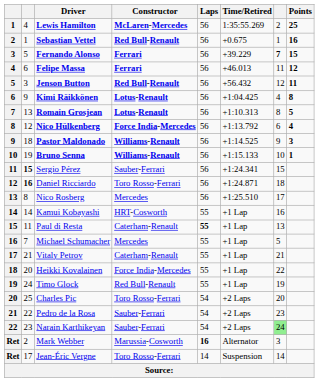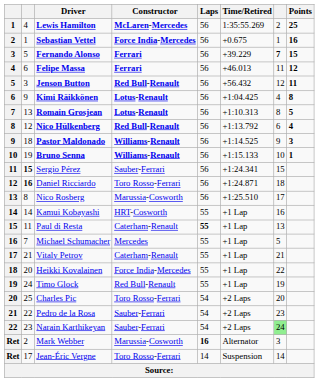(147, 39) Red Bull-Renault -> (155, 39) Force India-Mercedes
(155, 126) Force India-Mercedes -> (147, 126) Red Bull-Renault
(131, 197) Mercedes -> (148, 197) Marussia-Cosworth
